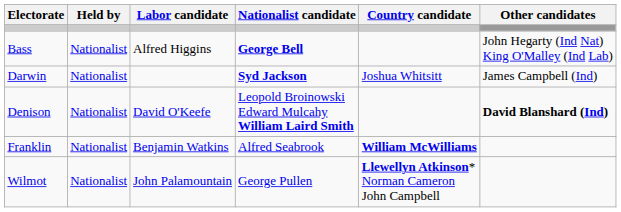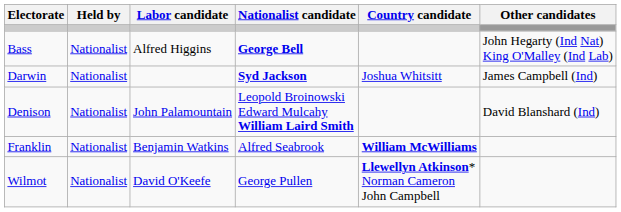(172, 111) David O'Keefe -> (183, 111) John Palamountain
(545, 111) bold -> (541, 111) normal
(183, 181) John Palamountain -> (172, 181) David O'Keefe
